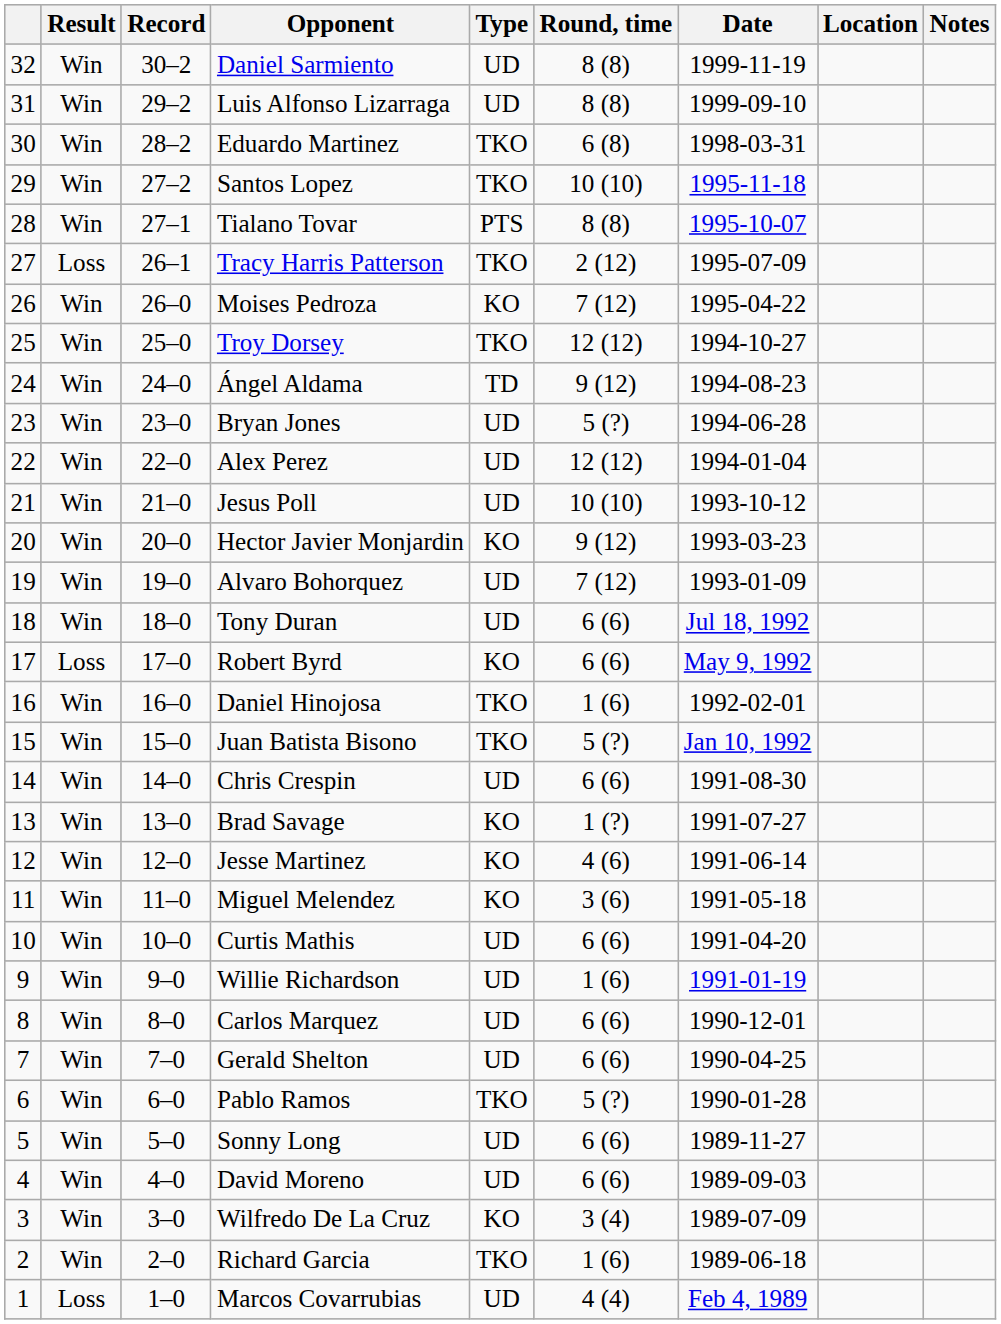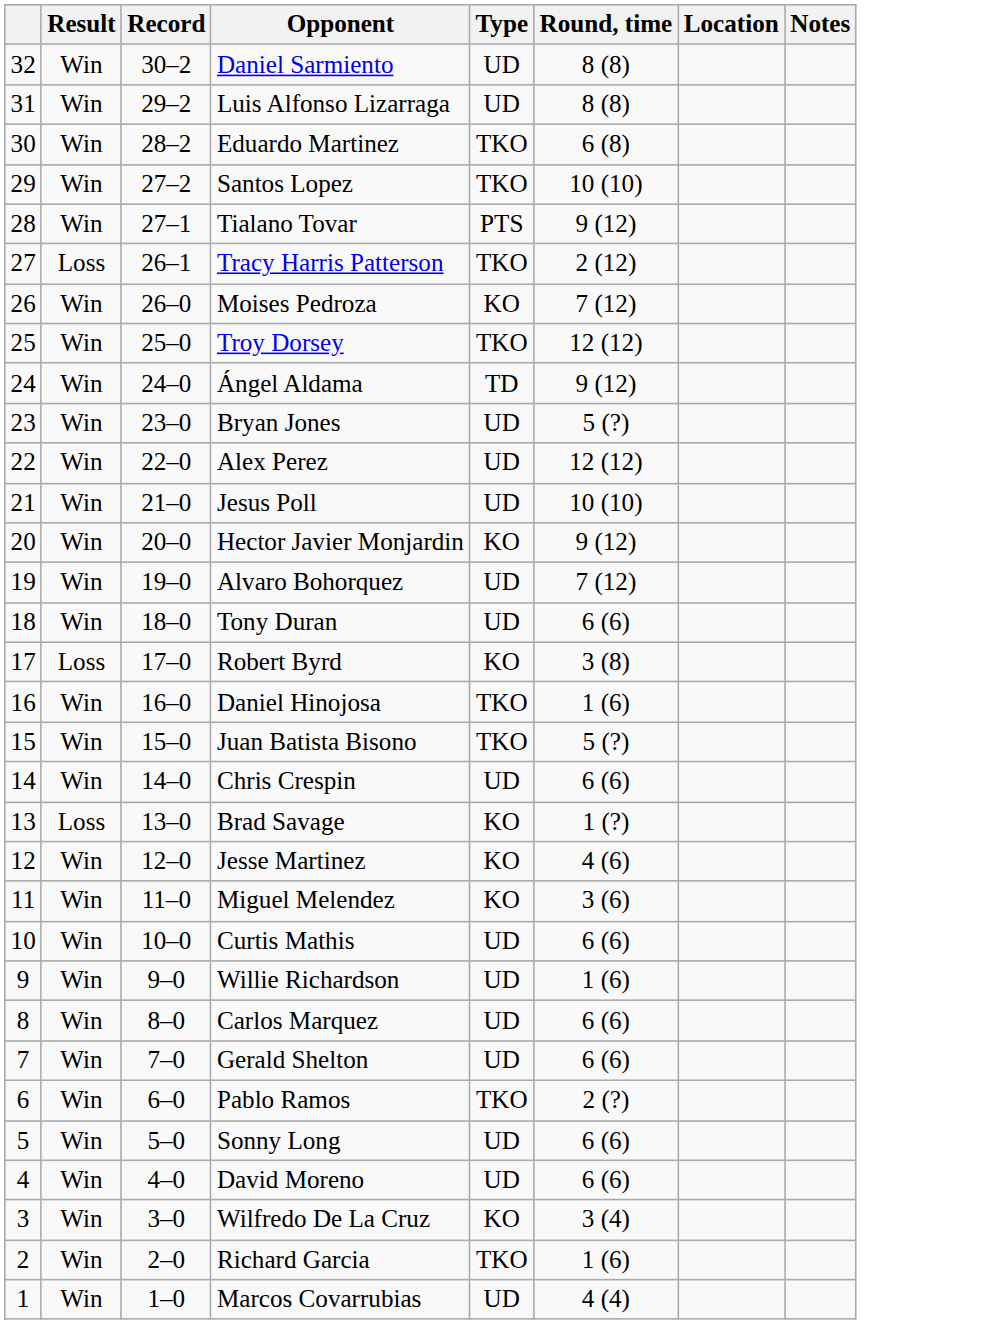- column: (748, 24)
(606, 223) 8 (8) -> (606, 223) 9 (12)
(606, 661) 6 (6) -> (606, 661) 3 (8)
(81, 821) Win -> (81, 821) Loss
(606, 1100) 5 (?) -> (606, 1100) 2 (?)
(81, 1299) Loss -> (81, 1299) Win
